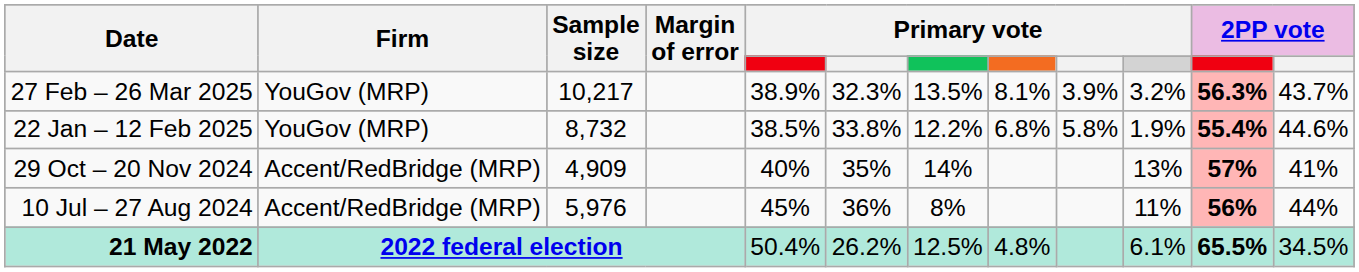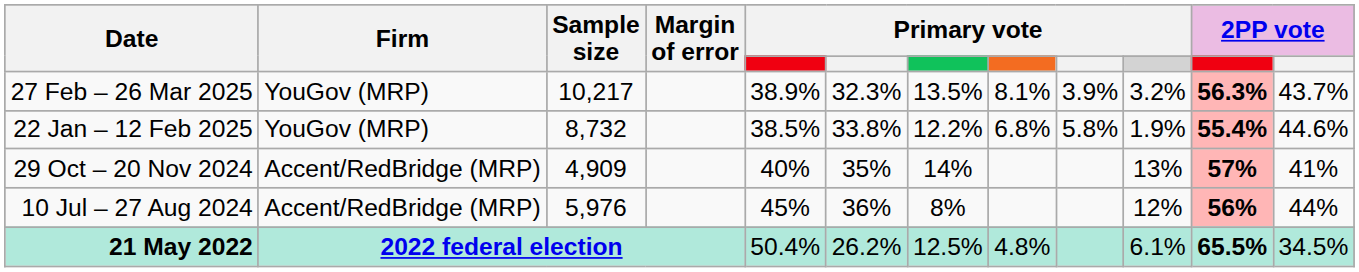(1158, 208) 11% -> (1158, 208) 12%
